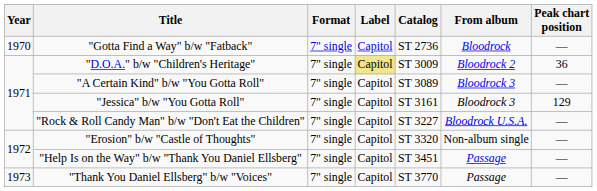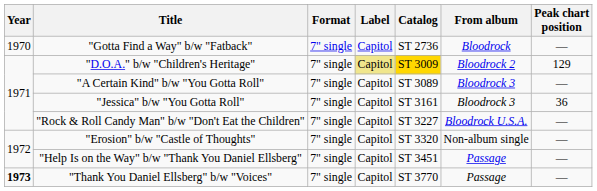(418, 64) no background -> (418, 64) gold background
(562, 64) 36 -> (562, 64) 129
(562, 102) 129 -> (562, 102) 36
(19, 177) normal -> (19, 177) bold
